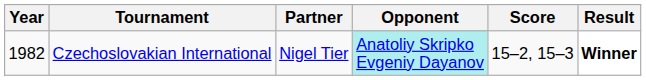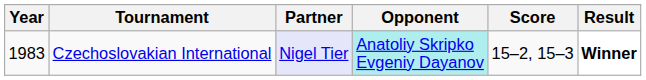(27, 53) 1982 -> (27, 53) 1983
(314, 53) no background -> (314, 53) lavender background
